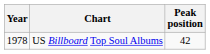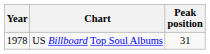(185, 40) 42 -> (185, 40) 31
